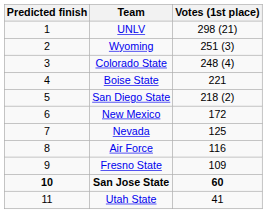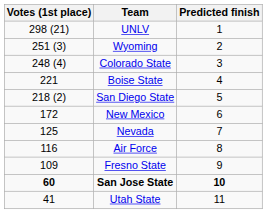columns swapped: (47, 13) <-> (217, 13)
